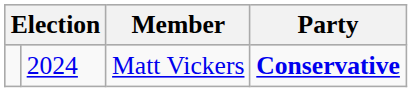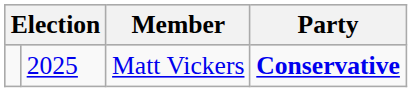(52, 65) 2024 -> (52, 65) 2025
